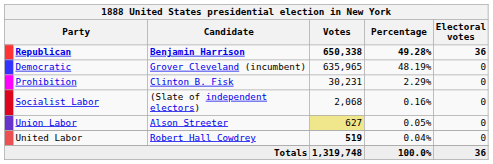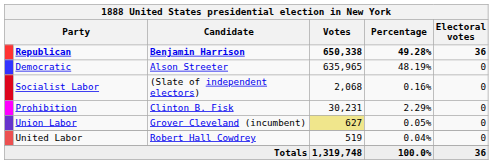(228, 68) Grover Cleveland (incumbent) -> (189, 68) Alson Streeter
rows swapped: (46, 83) <-> (57, 103)
(189, 123) Alson Streeter -> (228, 123) Grover Cleveland (incumbent)
(354, 138) bold -> (354, 138) normal
